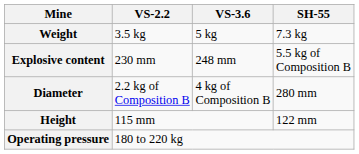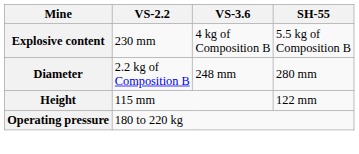- row: (58, 33)
(216, 60) 248 mm -> (233, 40) 4 kg of Composition B
(233, 93) 4 kg of Composition B -> (216, 74) 248 mm
